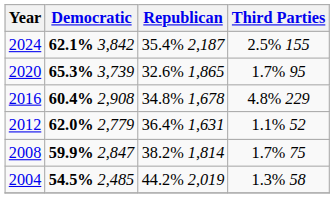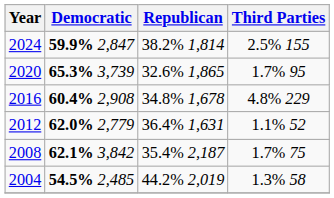(91, 44) 62.1% 3,842 -> (91, 44) 59.9% 2,847
(183, 44) 35.4% 2,187 -> (183, 44) 38.2% 1,814
(91, 152) 59.9% 2,847 -> (91, 152) 62.1% 3,842
(183, 152) 38.2% 1,814 -> (183, 152) 35.4% 2,187
